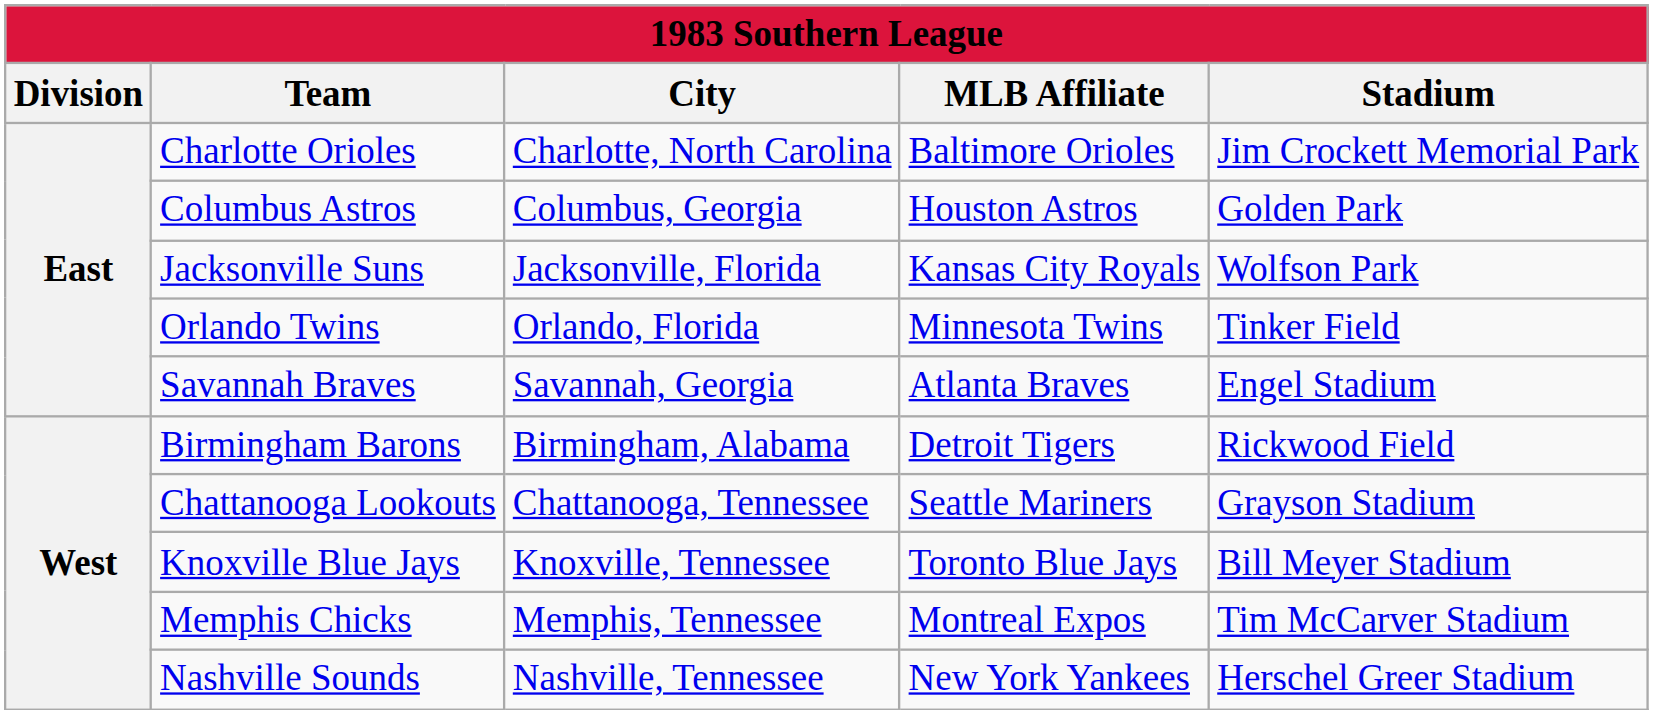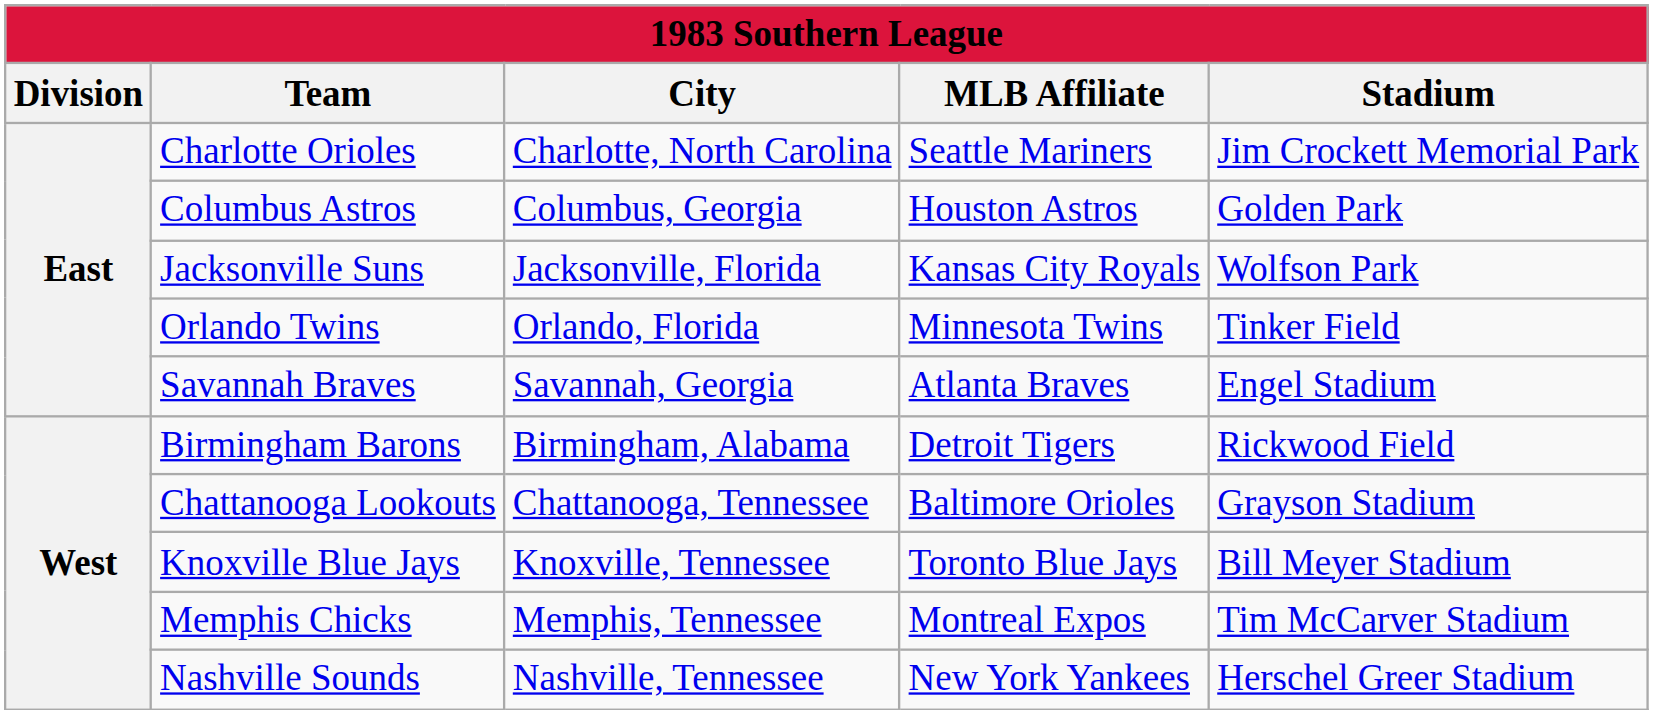(1042, 151) Baltimore Orioles -> (1030, 151) Seattle Mariners
(1030, 502) Seattle Mariners -> (1042, 502) Baltimore Orioles
